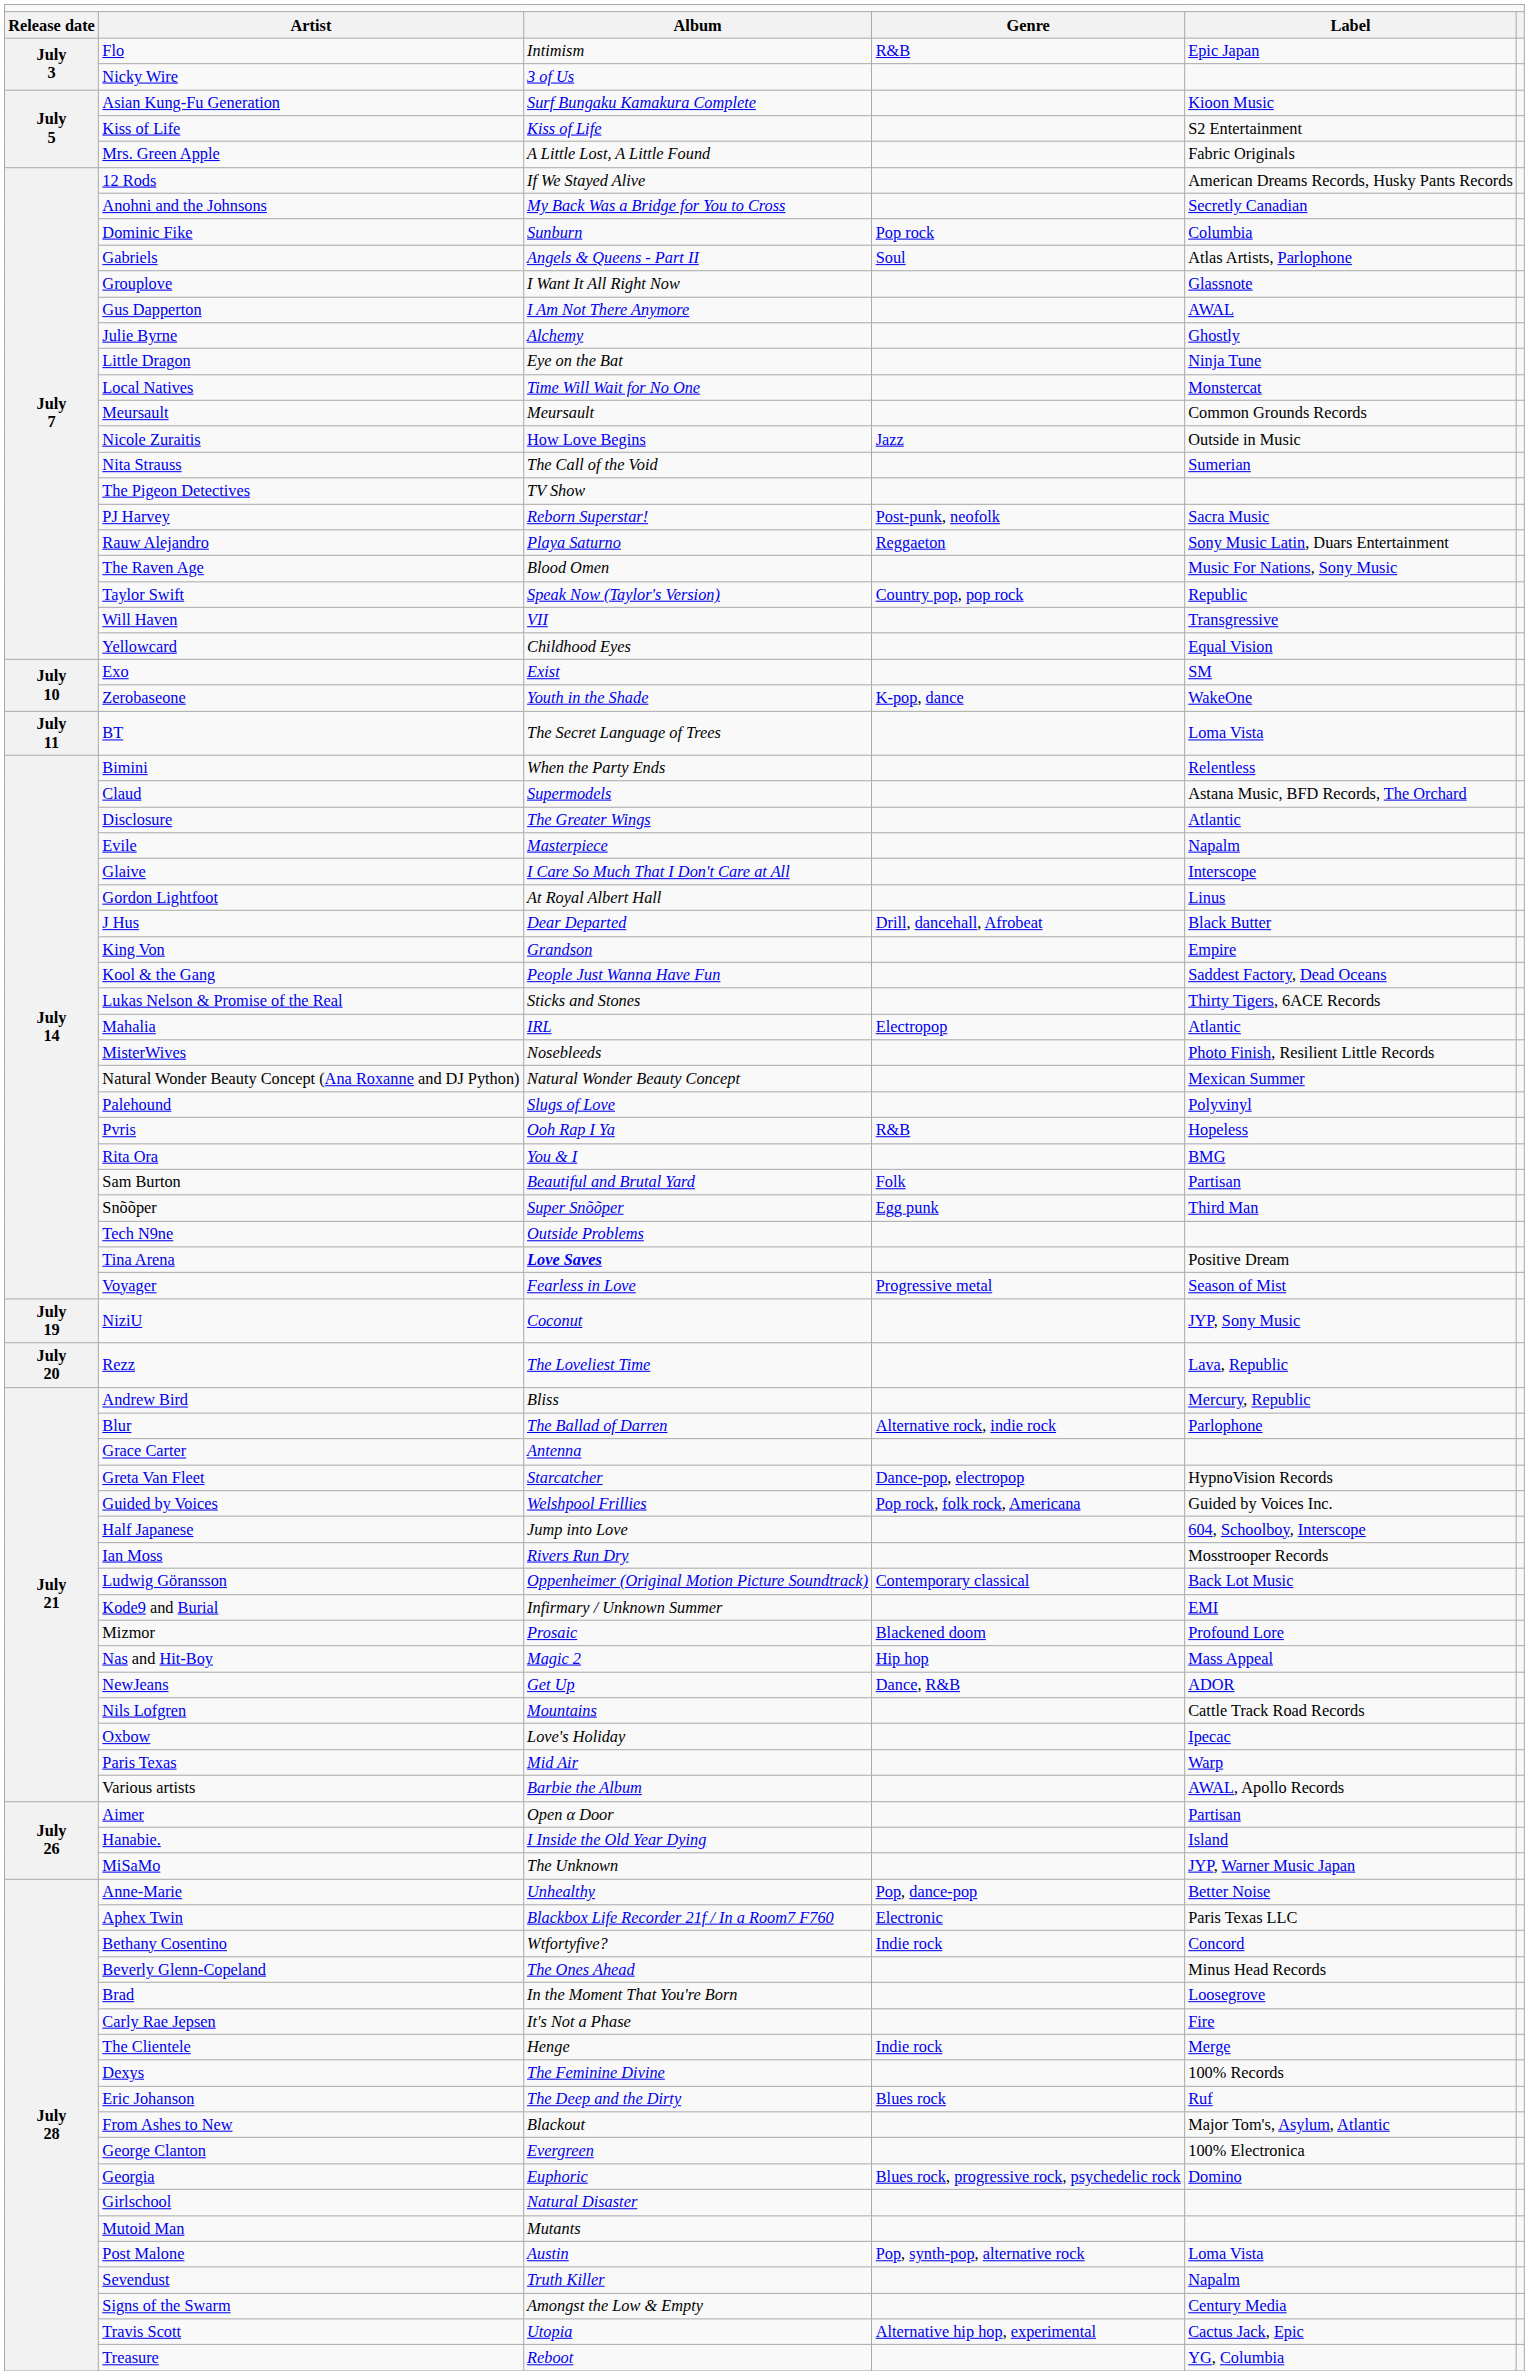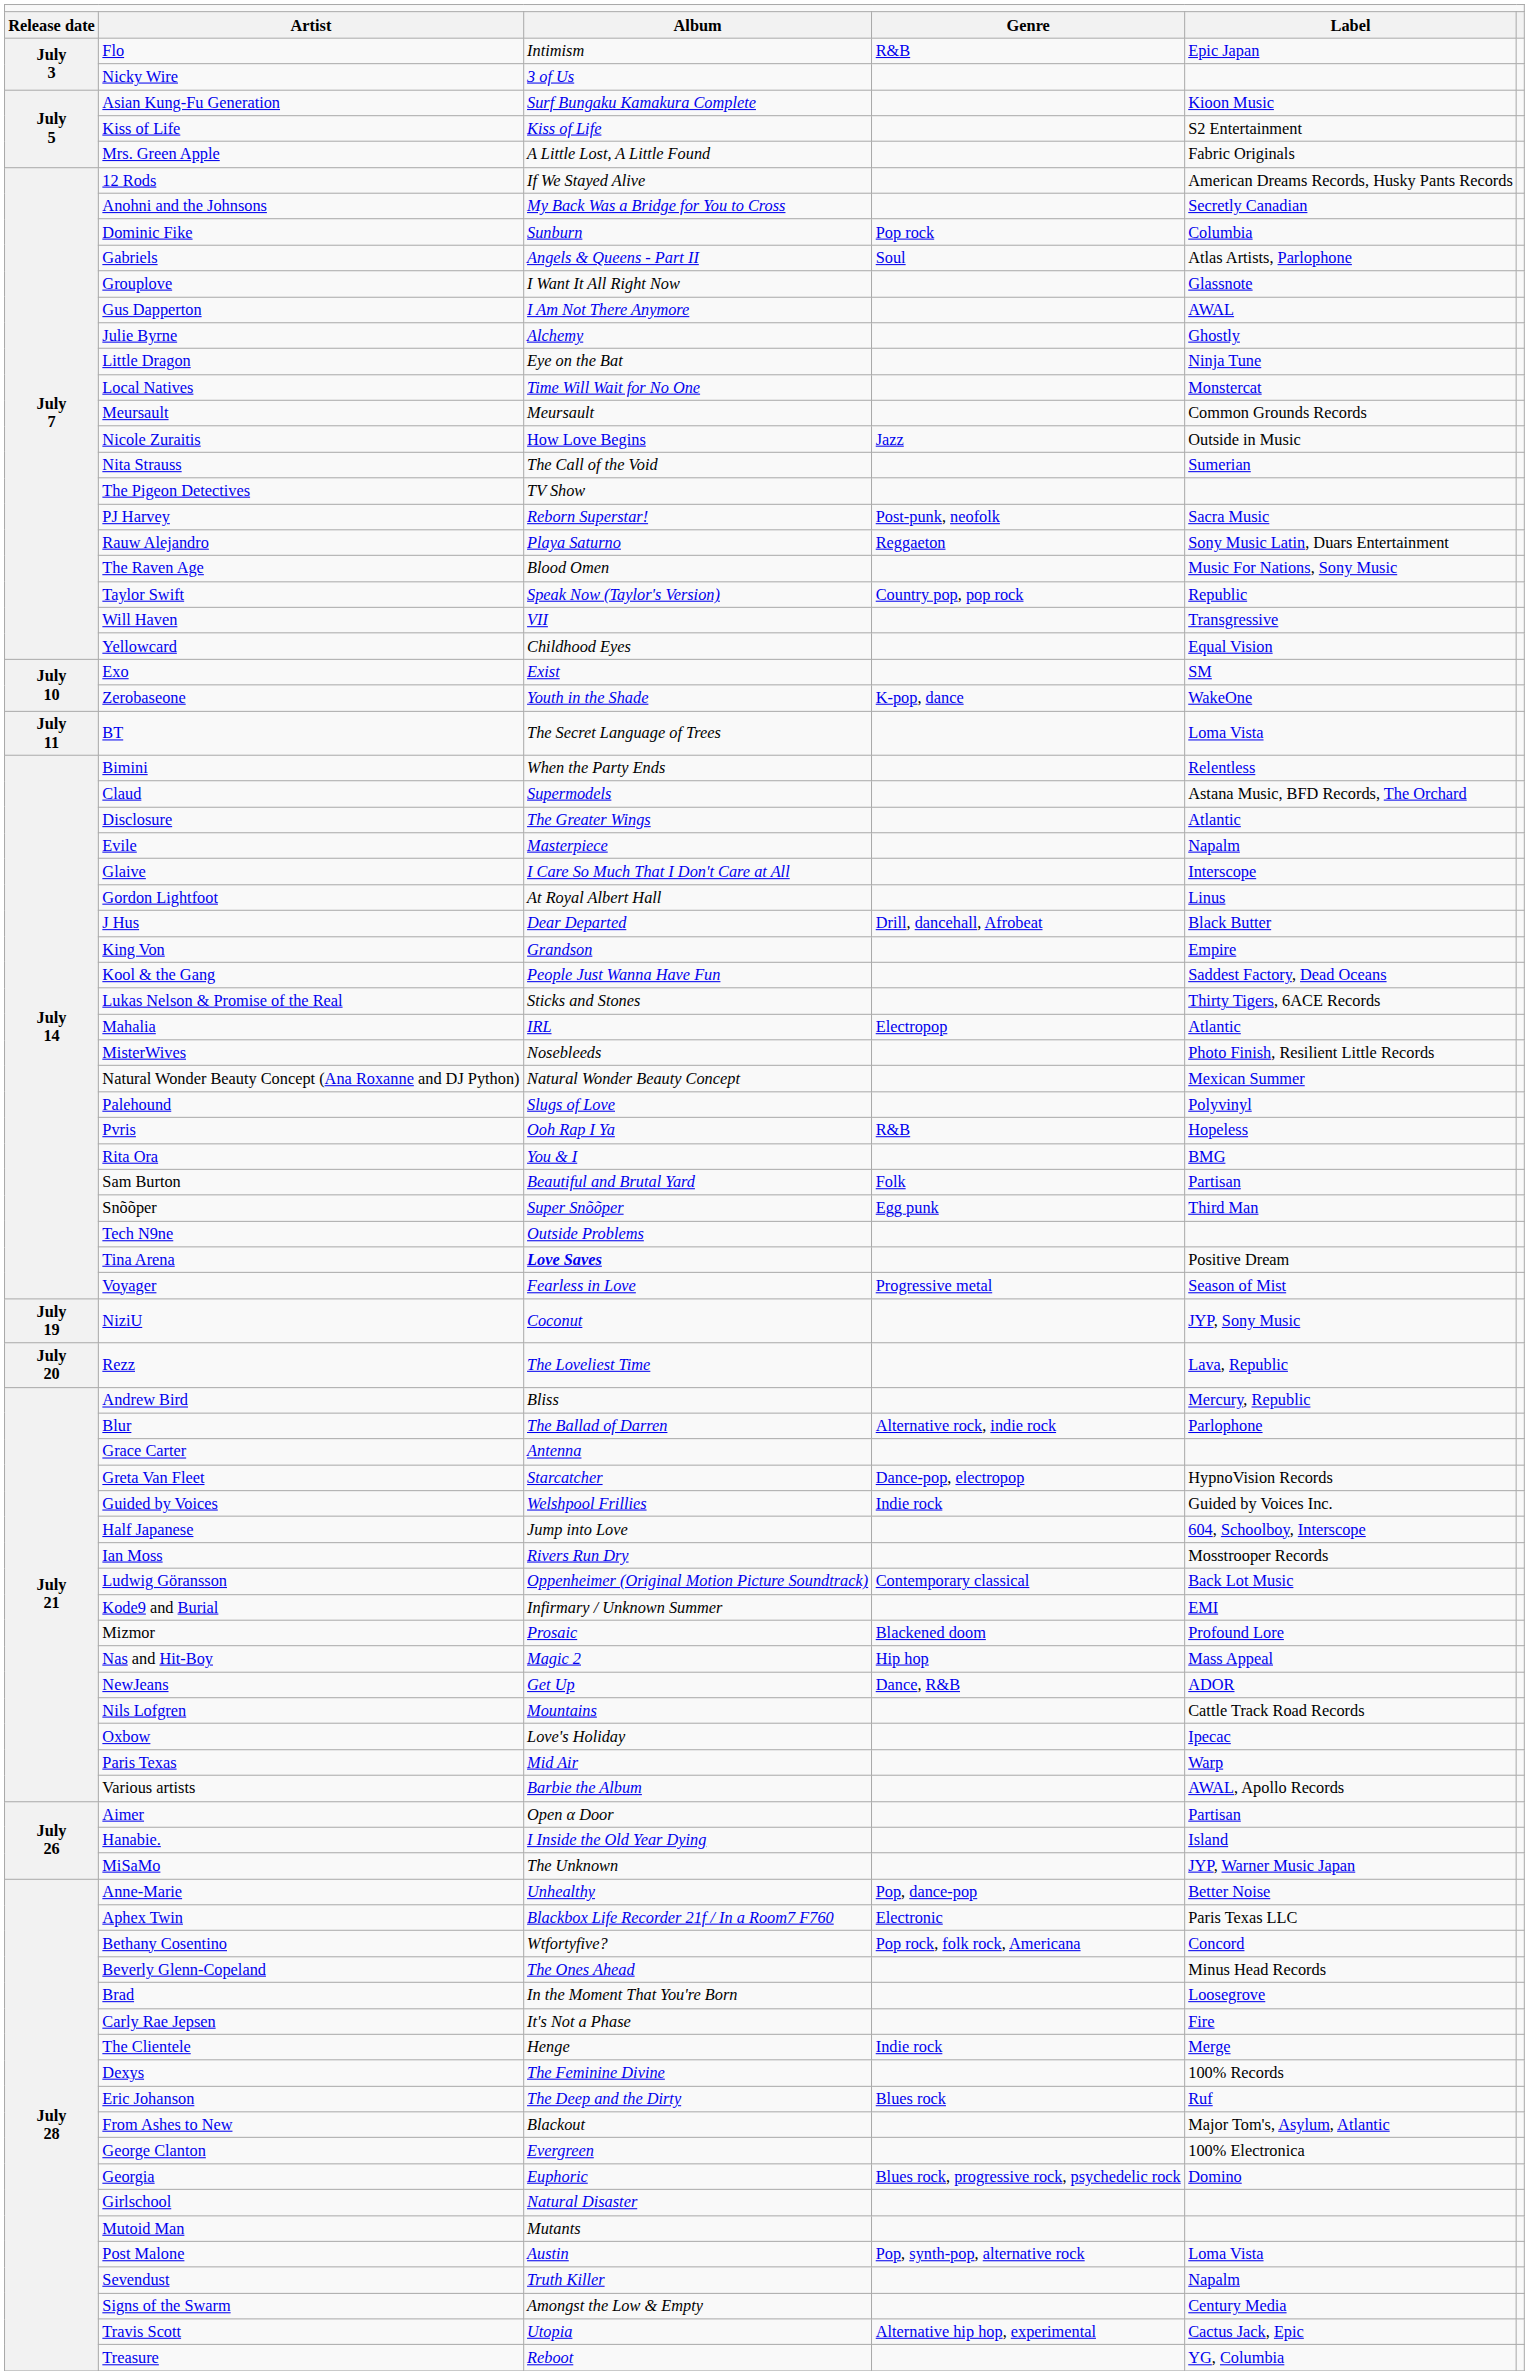(978, 1503) Pop rock, folk rock, Americana -> (909, 1503) Indie rock
(909, 1943) Indie rock -> (978, 1943) Pop rock, folk rock, Americana
